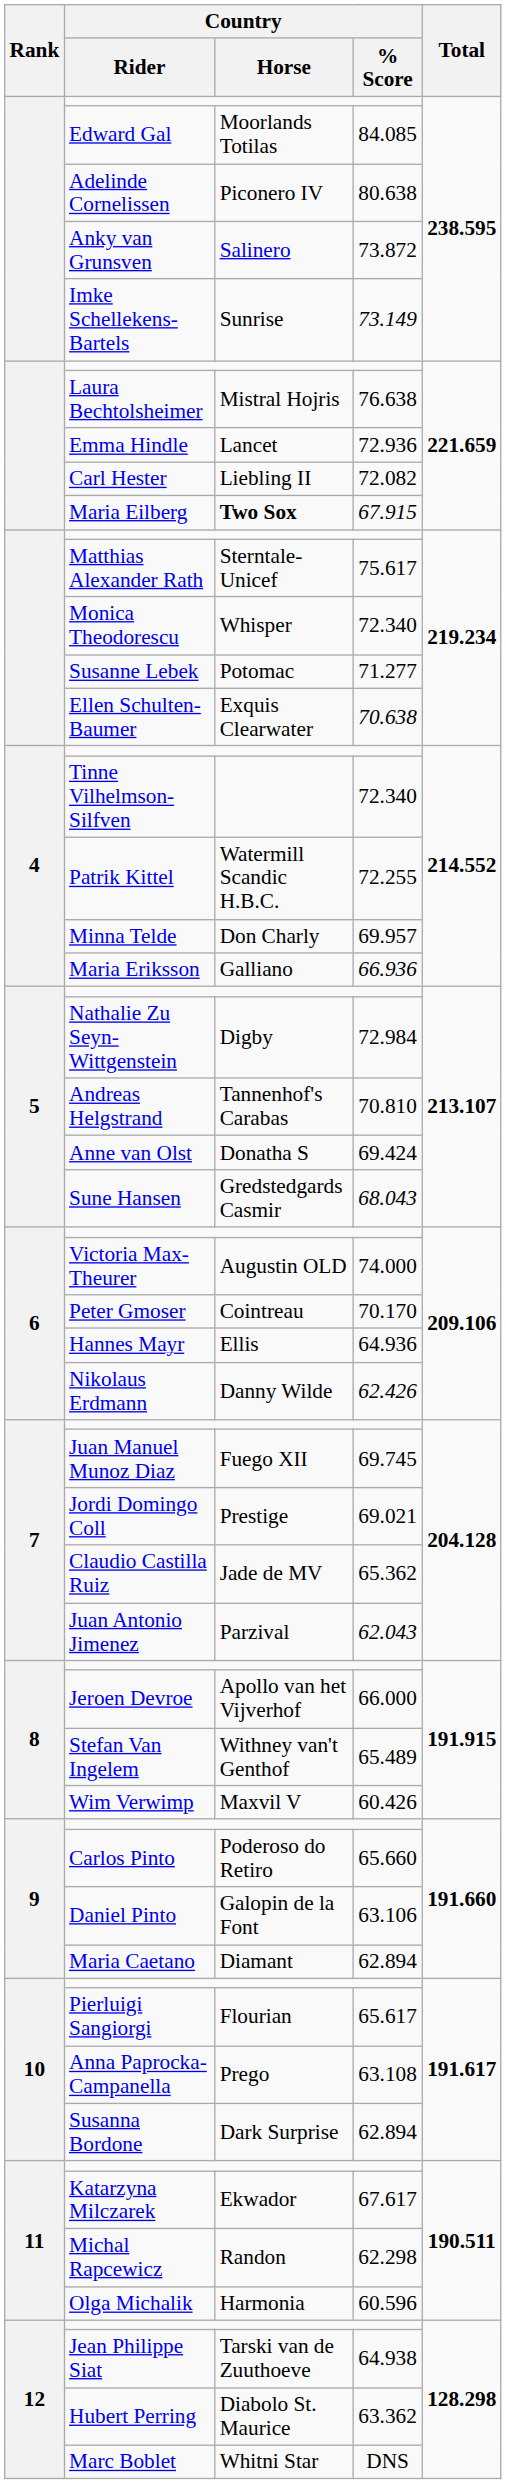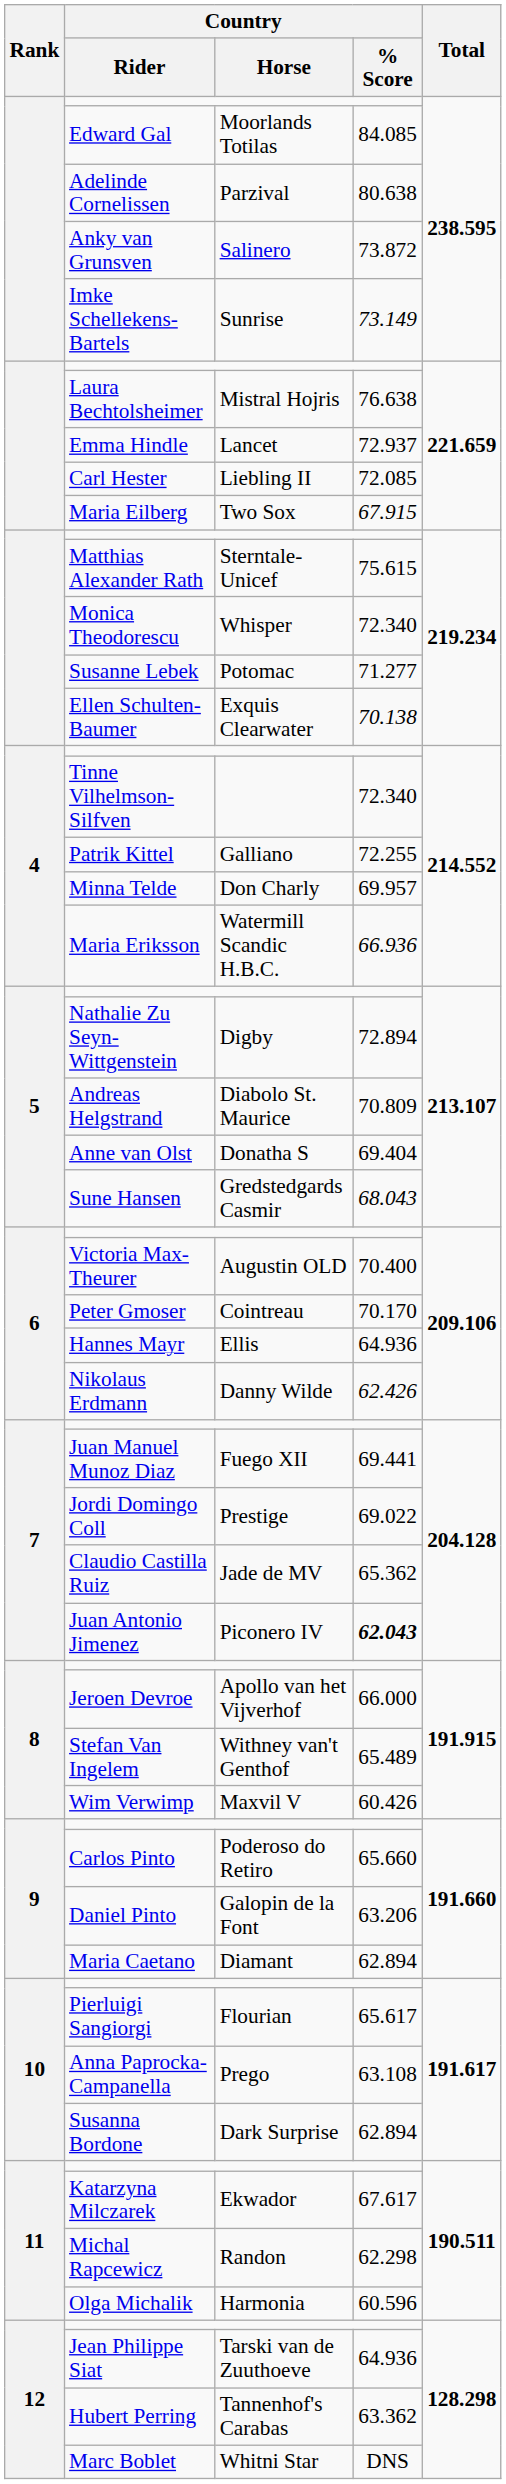(271, 192) Piconero IV -> (254, 192) Parzival
(388, 444) 72.936 -> (388, 444) 72.937
(388, 478) 72.082 -> (388, 478) 72.085
(258, 512) bold -> (258, 512) normal
(388, 567) 75.617 -> (388, 567) 75.615
(388, 716) 70.638 -> (388, 716) 70.138
(262, 878) Watermill Scandic H.B.C. -> (256, 854) Galliano
(256, 969) Galliano -> (262, 945) Watermill Scandic H.B.C.
(388, 1036) 72.984 -> (388, 1036) 72.894
(271, 1106) Tannenhof's Carabas -> (268, 1106) Diabolo St. Maurice
(388, 1106) 70.810 -> (388, 1106) 70.809
(388, 1152) 69.424 -> (388, 1152) 69.404
(388, 1265) 74.000 -> (388, 1265) 70.400
(388, 1458) 69.745 -> (388, 1458) 69.441
(388, 1515) 69.021 -> (388, 1515) 69.022
(254, 1631) Parzival -> (271, 1631) Piconero IV
(388, 1631) normal -> (388, 1631) bold
(388, 1915) 63.106 -> (388, 1915) 63.206
(388, 2358) 64.938 -> (388, 2358) 64.936
(268, 2416) Diabolo St. Maurice -> (271, 2416) Tannenhof's Carabas
